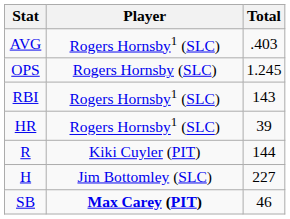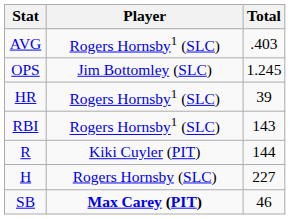(145, 70) Rogers Hornsby (SLC) -> (145, 70) Jim Bottomley (SLC)
rows swapped: (26, 125) <-> (26, 96)
(145, 177) Jim Bottomley (SLC) -> (145, 177) Rogers Hornsby (SLC)
